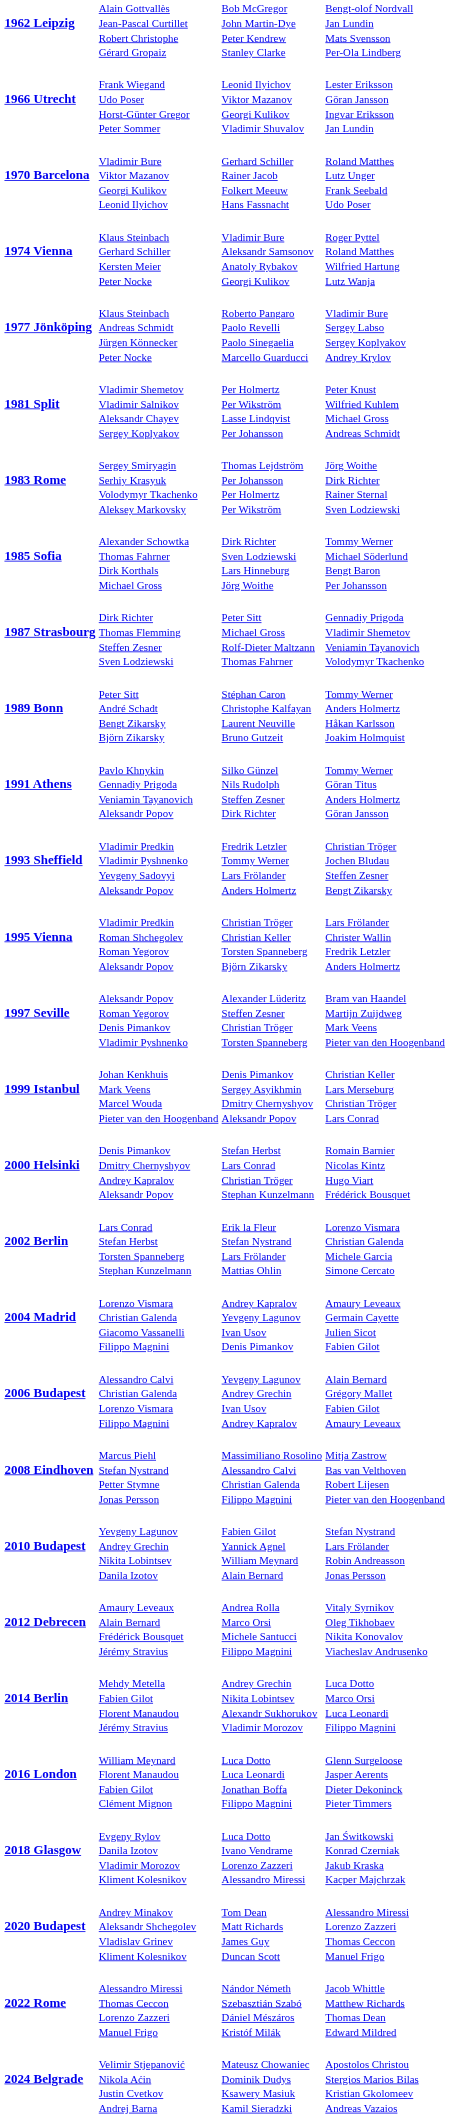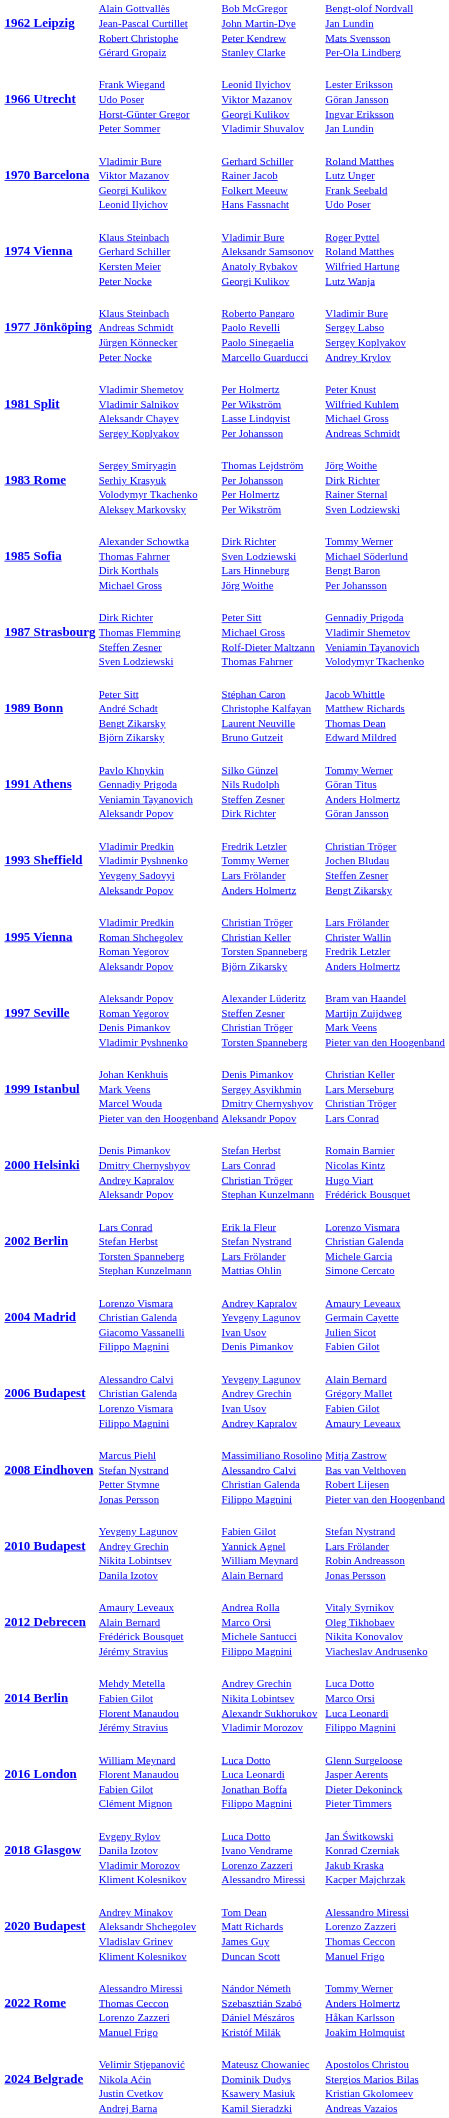(365, 716) Tommy Werner Anders Holmertz Håkan Karlsson Joakim Holmquist -> (365, 716) Jacob Whittle Matthew Richards Thomas Dean Edward Mildred
(365, 2010) Jacob Whittle Matthew Richards Thomas Dean Edward Mildred -> (365, 2010) Tommy Werner Anders Holmertz Håkan Karlsson Joakim Holmquist
